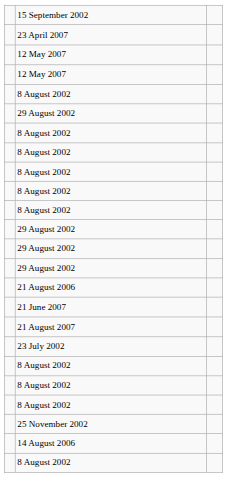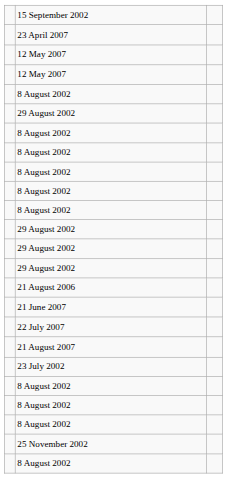+ row: (10, 327)
- row: (10, 443)
